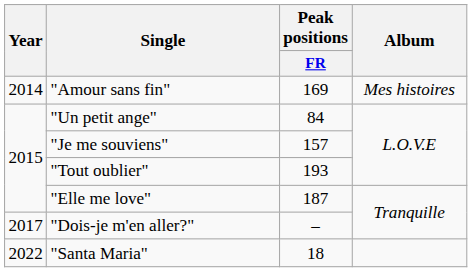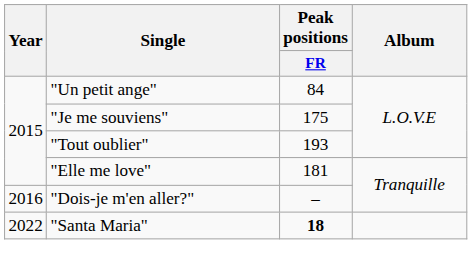- row: (110, 89)
(316, 144) 157 -> (316, 117) 175
(316, 198) 187 -> (316, 171) 181
(26, 225) 2017 -> (26, 198) 2016
(316, 252) normal -> (316, 225) bold
